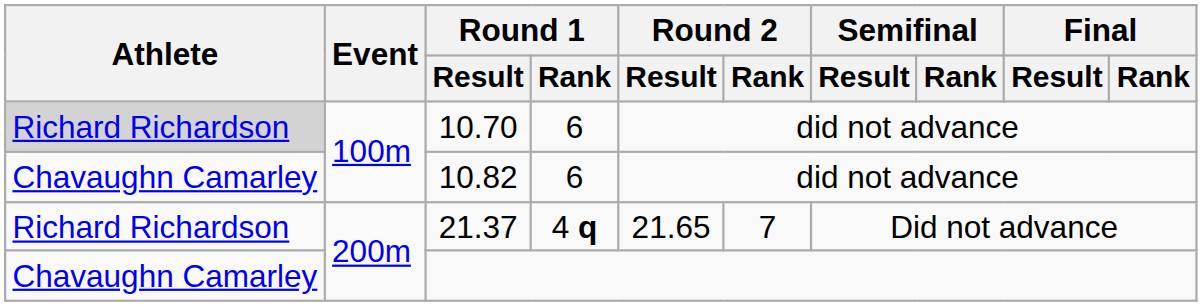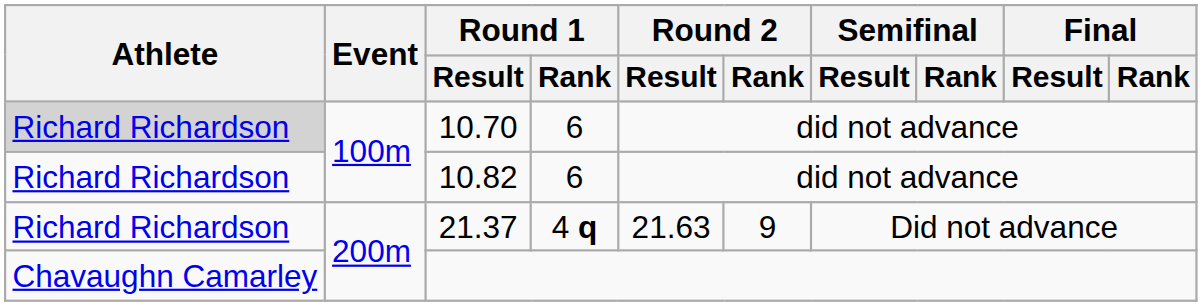(165, 177) Chavaughn Camarley -> (151, 177) Richard Richardson
(671, 227) 21.65 -> (671, 227) 21.63
(768, 227) 7 -> (768, 227) 9
